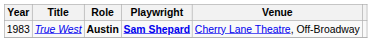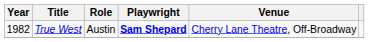(18, 29) 1983 -> (18, 29) 1982
(103, 29) bold -> (101, 29) normal
